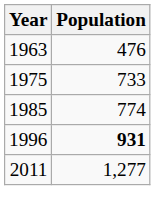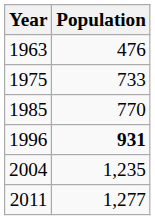(132, 109) 774 -> (132, 109) 770
+ row: (28, 169)
